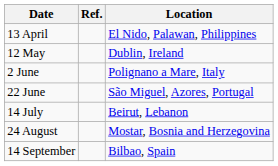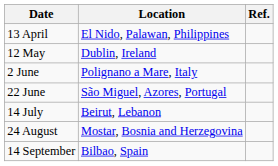columns swapped: (189, 14) <-> (92, 14)
